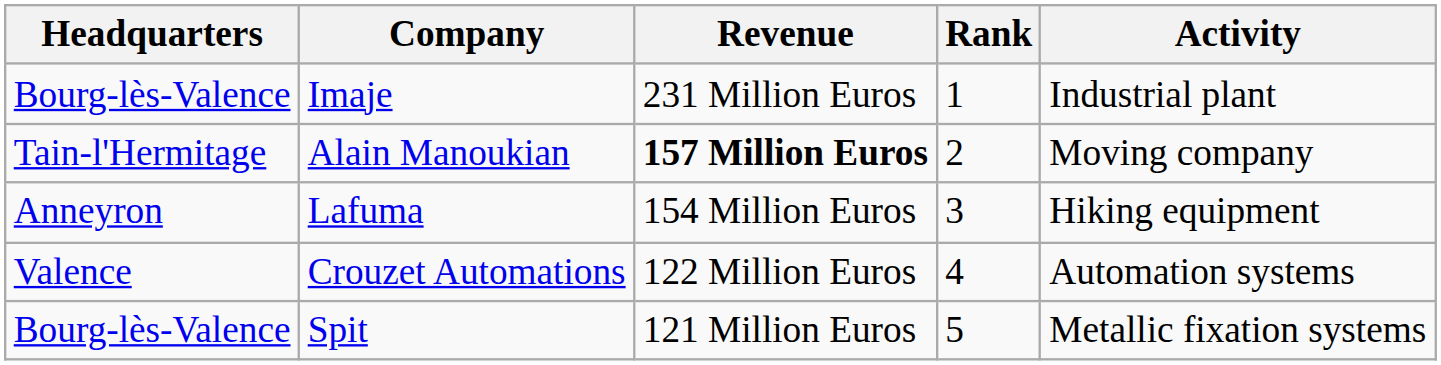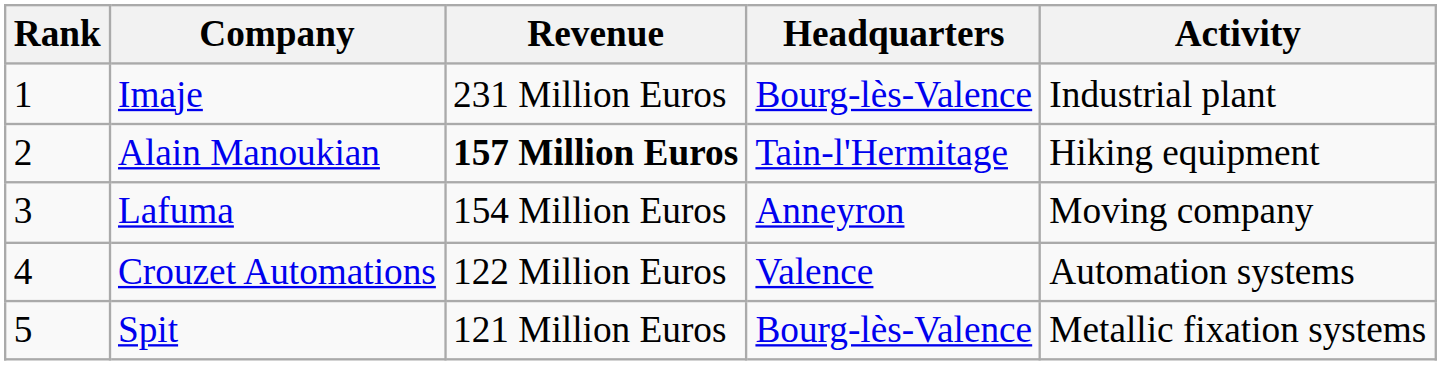columns swapped: (989, 34) <-> (152, 34)
(1181, 152) Moving company -> (1184, 152) Hiking equipment
(1184, 211) Hiking equipment -> (1181, 211) Moving company
